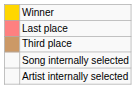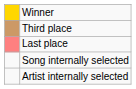rows swapped: (47, 45) <-> (45, 29)
